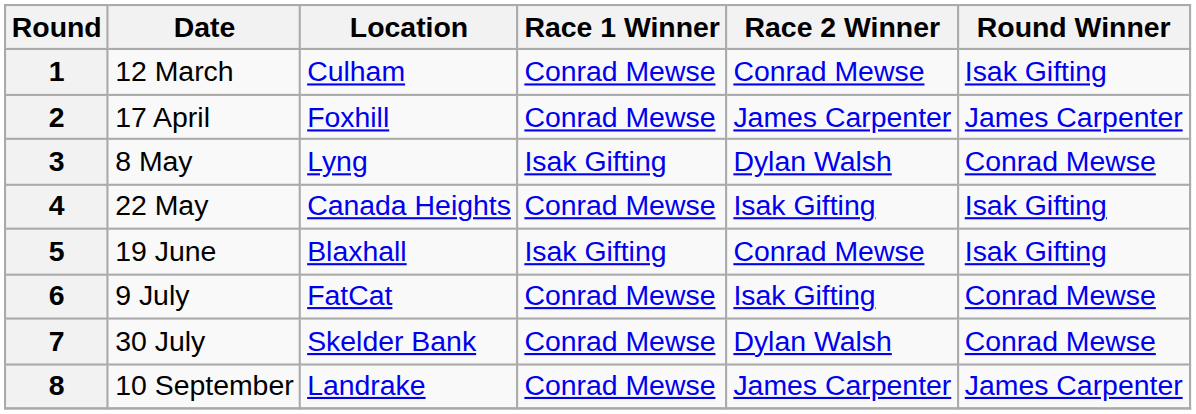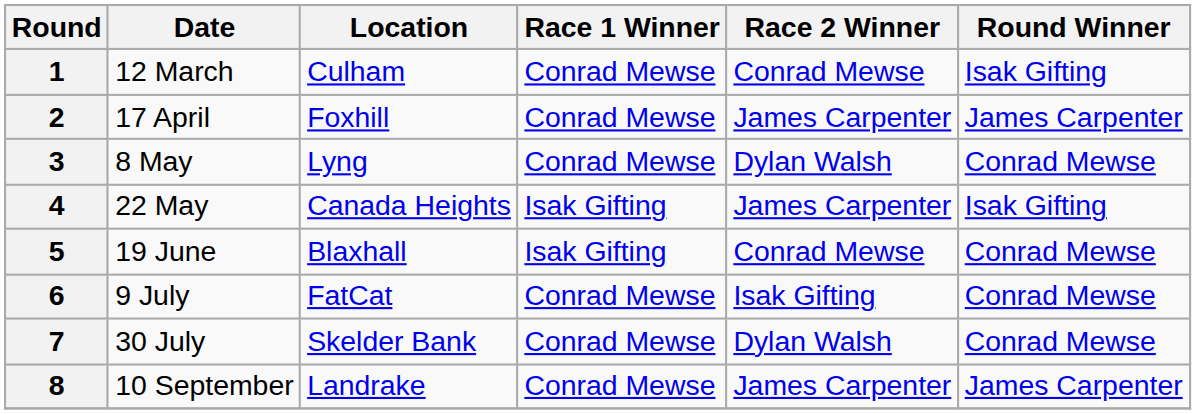(595, 161) Isak Gifting -> (620, 161) Conrad Mewse
(620, 206) Conrad Mewse -> (595, 206) Isak Gifting
(804, 206) Isak Gifting -> (842, 206) James Carpenter
(1036, 251) Isak Gifting -> (1060, 251) Conrad Mewse
